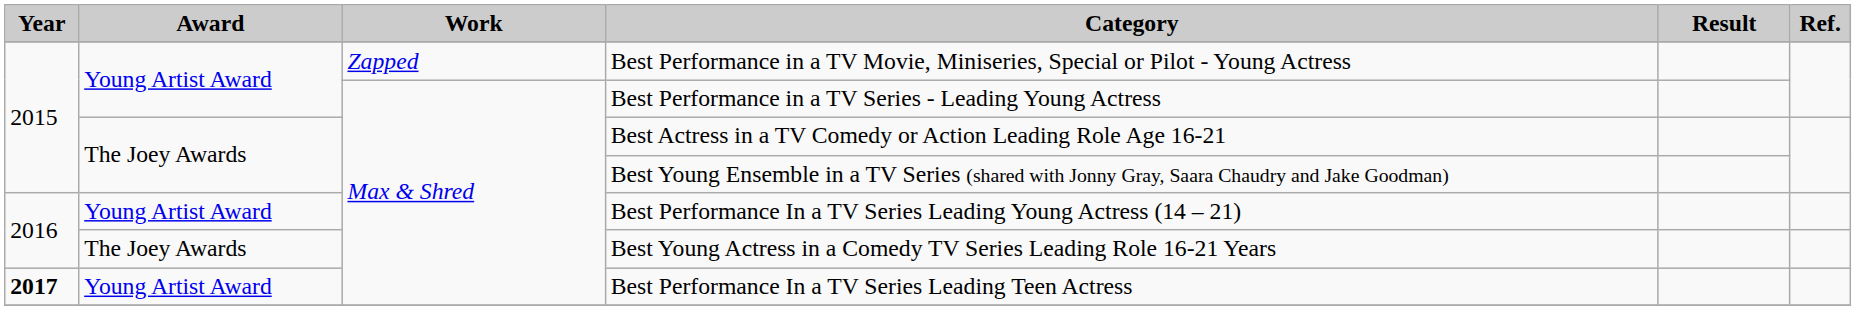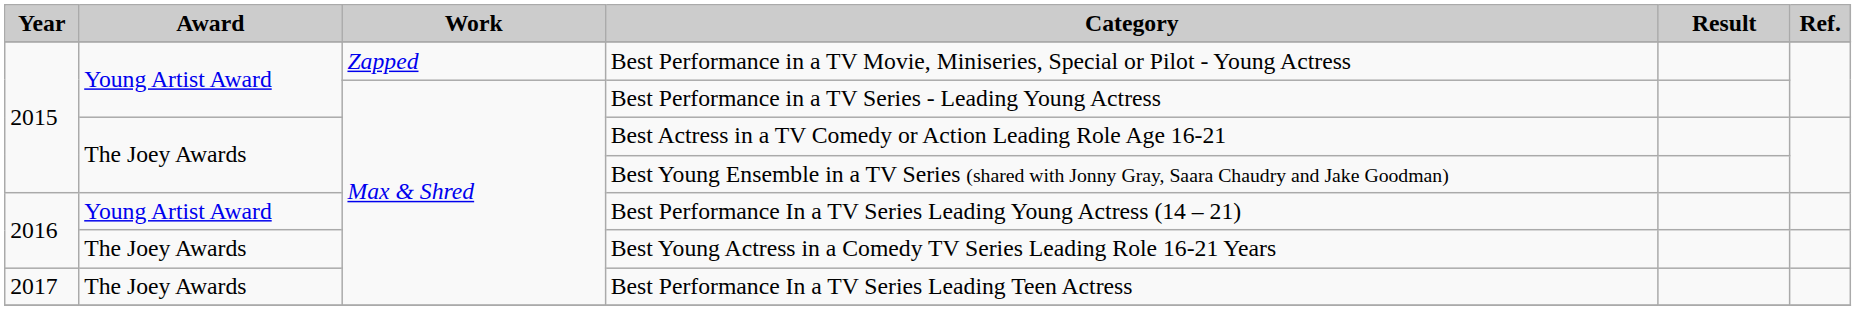(34, 286) bold -> (34, 286) normal
(178, 286) Young Artist Award -> (165, 286) The Joey Awards
